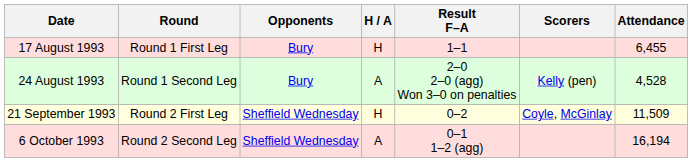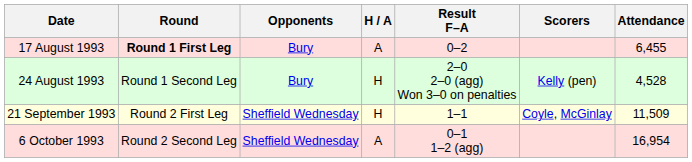(179, 47) normal -> (179, 47) bold
(378, 47) H -> (378, 47) A
(457, 47) 1–1 -> (457, 47) 0–2
(378, 81) A -> (378, 81) H
(457, 114) 0–2 -> (457, 114) 1–1
(651, 140) 16,194 -> (651, 140) 16,954
